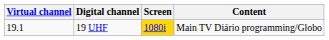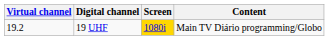(15, 27) 19.1 -> (15, 27) 19.2
